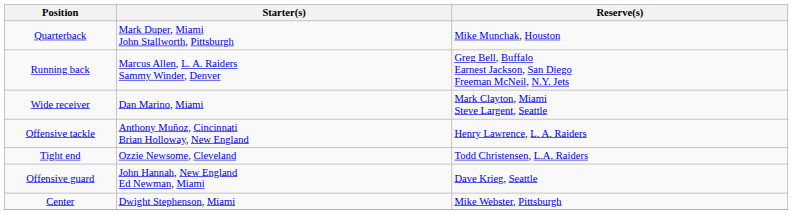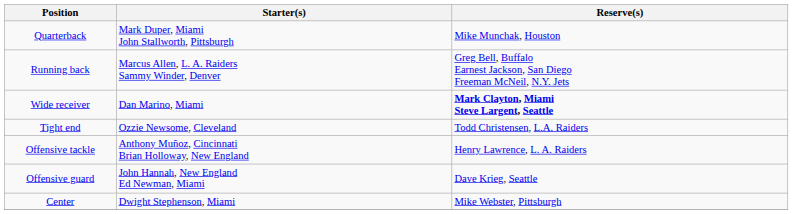(501, 104) normal -> (504, 104) bold
rows swapped: (60, 156) <-> (60, 133)
